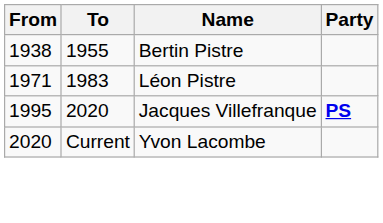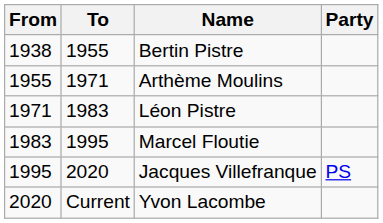+ row: (211, 80)
+ row: (199, 141)
(338, 111) bold -> (338, 171) normal
